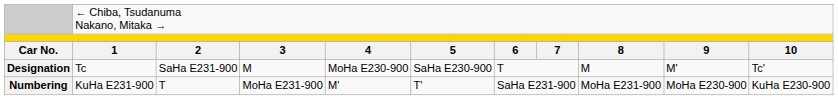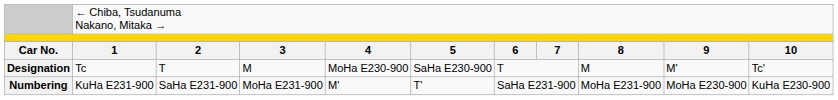(198, 68) SaHa E231-900 -> (162, 68) T
(162, 85) T -> (198, 85) SaHa E231-900
